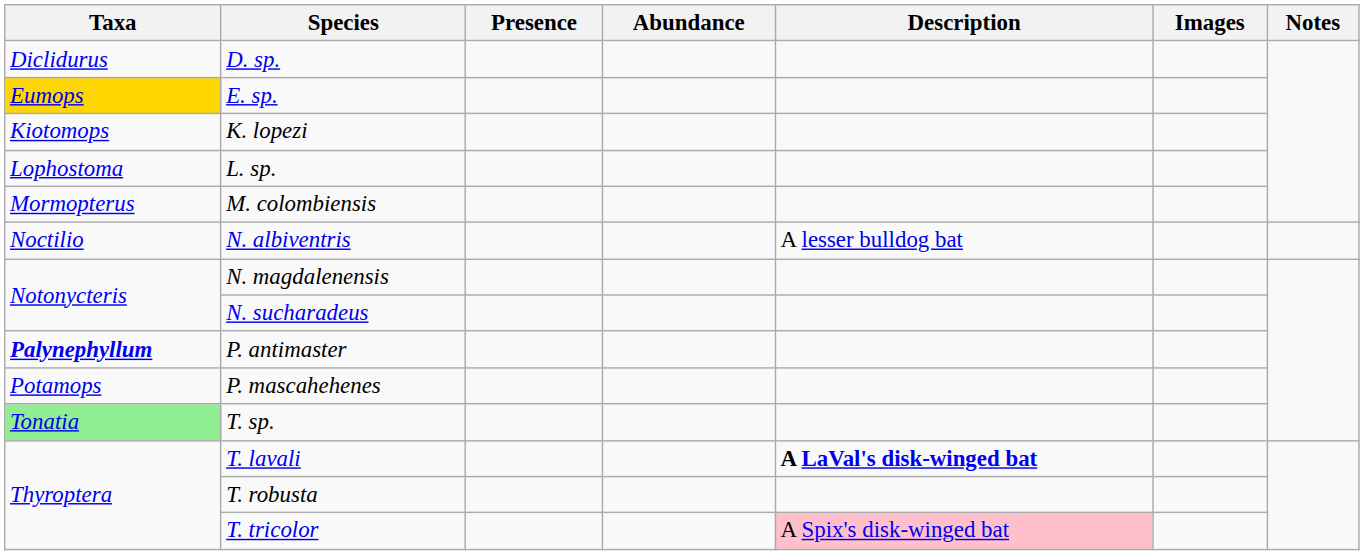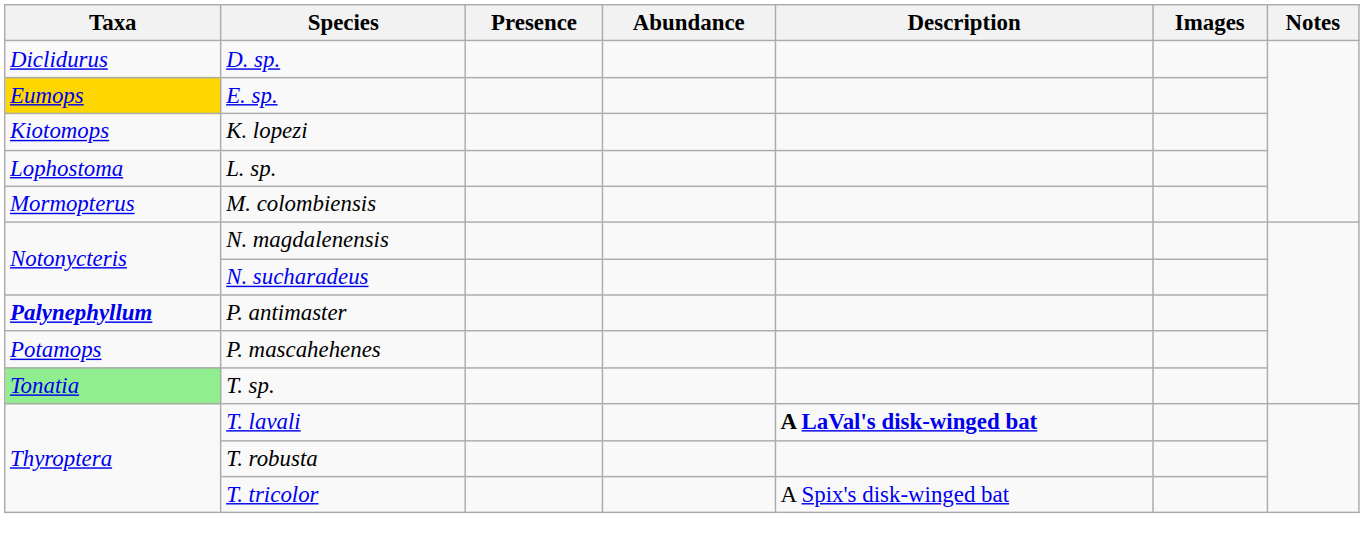- row: (288, 240)
(895, 530) pink background -> (895, 494) no background
